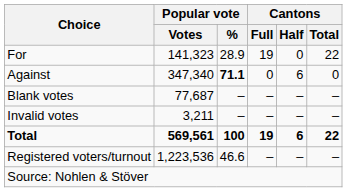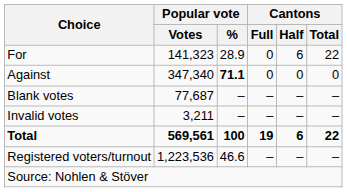(266, 55) 19 -> (270, 55) 0
(300, 55) 0 -> (300, 55) 6
(300, 75) 6 -> (300, 75) 0
